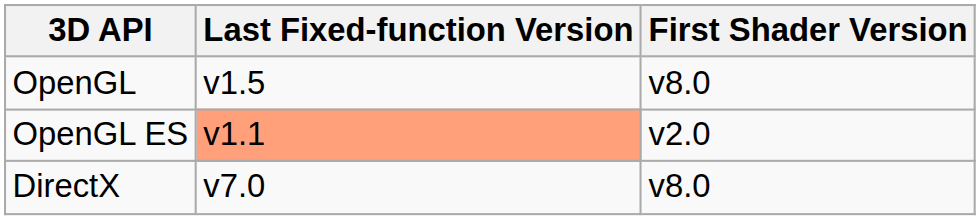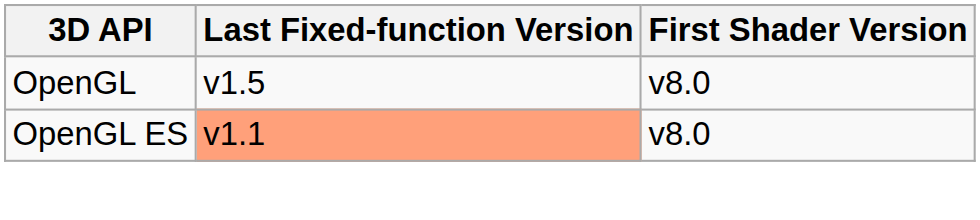(680, 134) v2.0 -> (680, 134) v8.0
- row: (66, 186)
